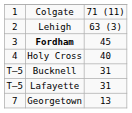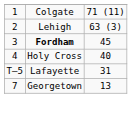- row: (55, 71)
